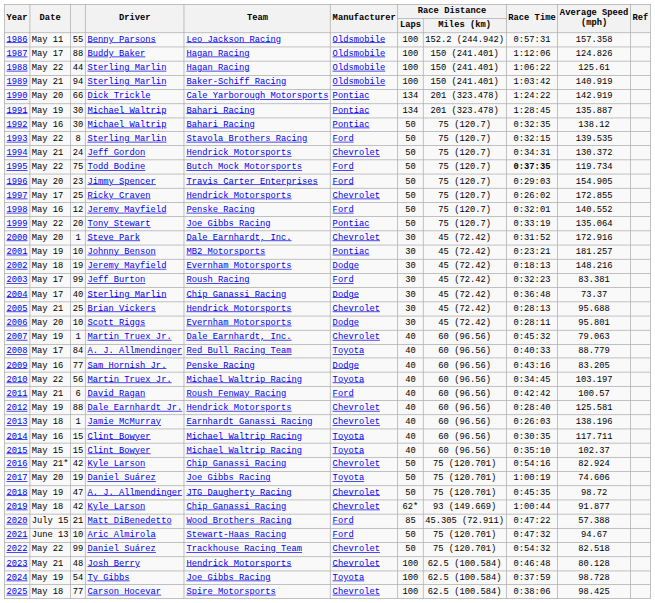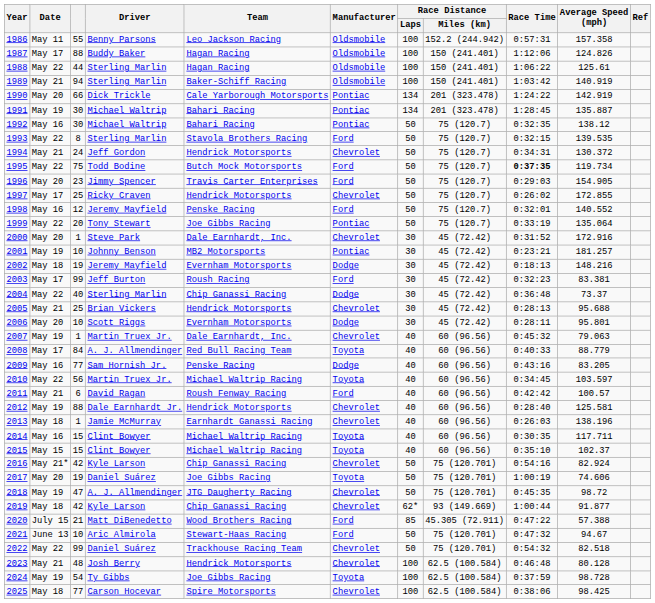(48, 295) May 17 -> (48, 295) May 22
(594, 380) 103.197 -> (594, 380) 103.597
